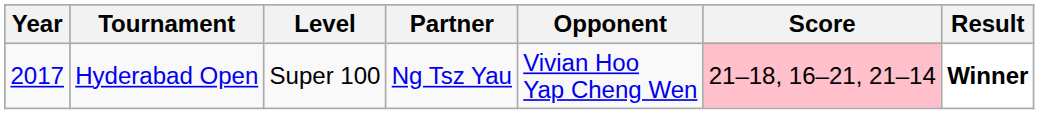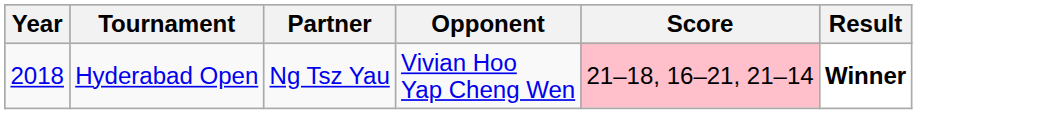- column: (325, 24)
(37, 76) 2017 -> (37, 76) 2018
